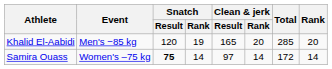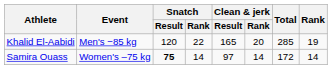(198, 42) 19 -> (198, 42) 22
(313, 42) 20 -> (313, 42) 19
